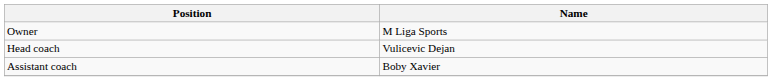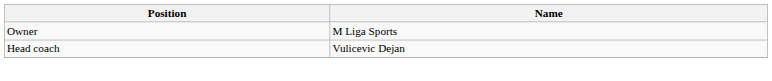- row: (42, 66)
